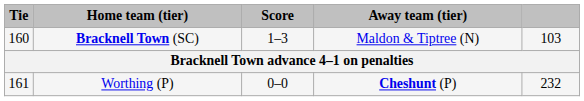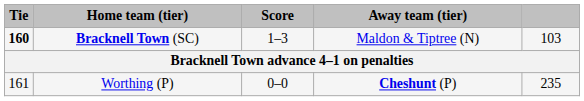(19, 39) normal -> (19, 39) bold
(551, 84) 232 -> (551, 84) 235
